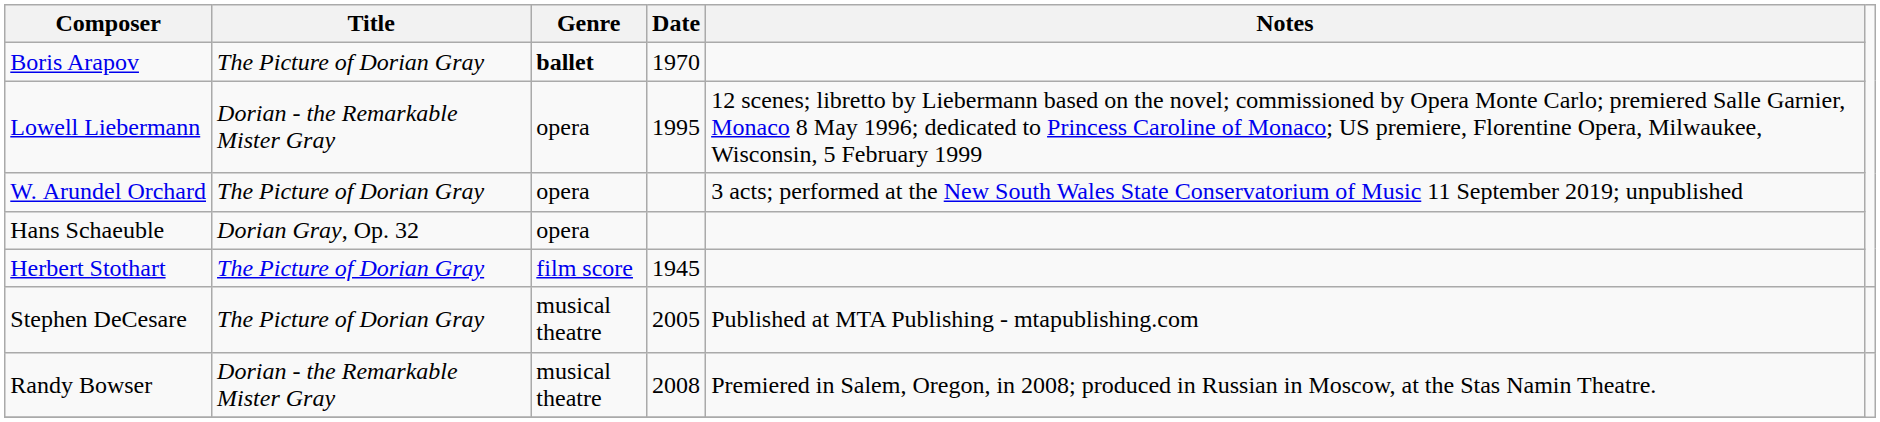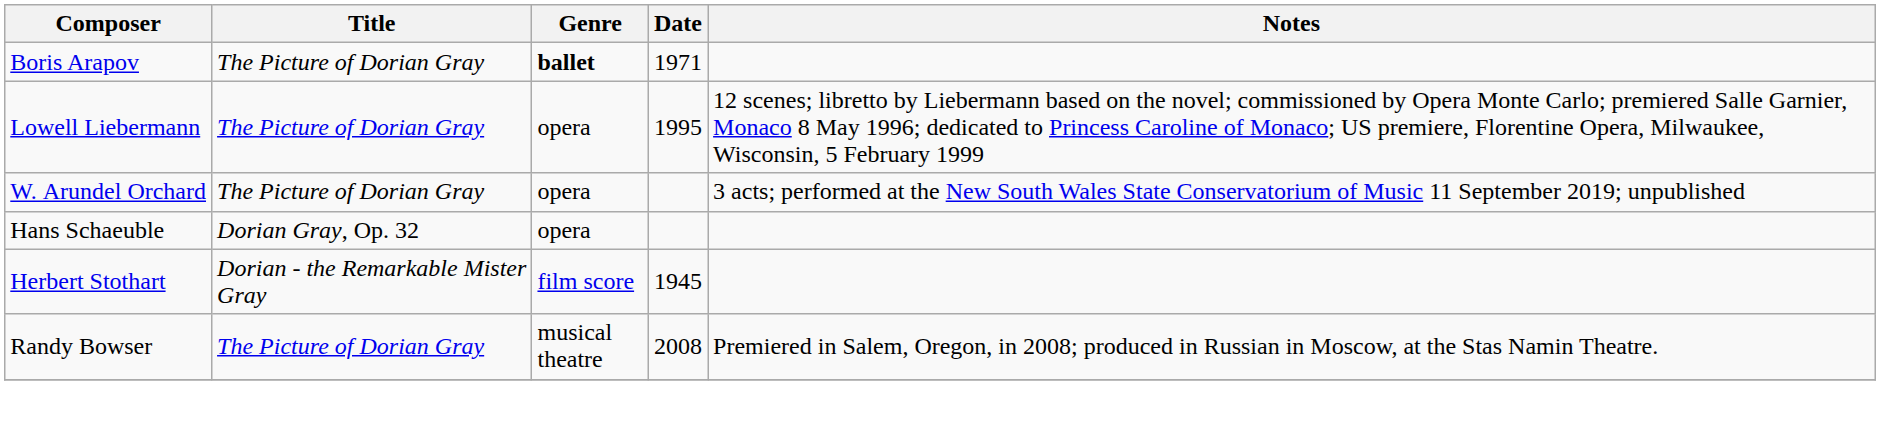(676, 61) 1970 -> (678, 61) 1971
(337, 126) Dorian - the Remarkable Mister Gray -> (351, 126) The Picture of Dorian Gray
(351, 267) The Picture of Dorian Gray -> (372, 281) Dorian - the Remarkable Mister Gray
- row: (99, 319)
(337, 384) Dorian - the Remarkable Mister Gray -> (351, 346) The Picture of Dorian Gray
